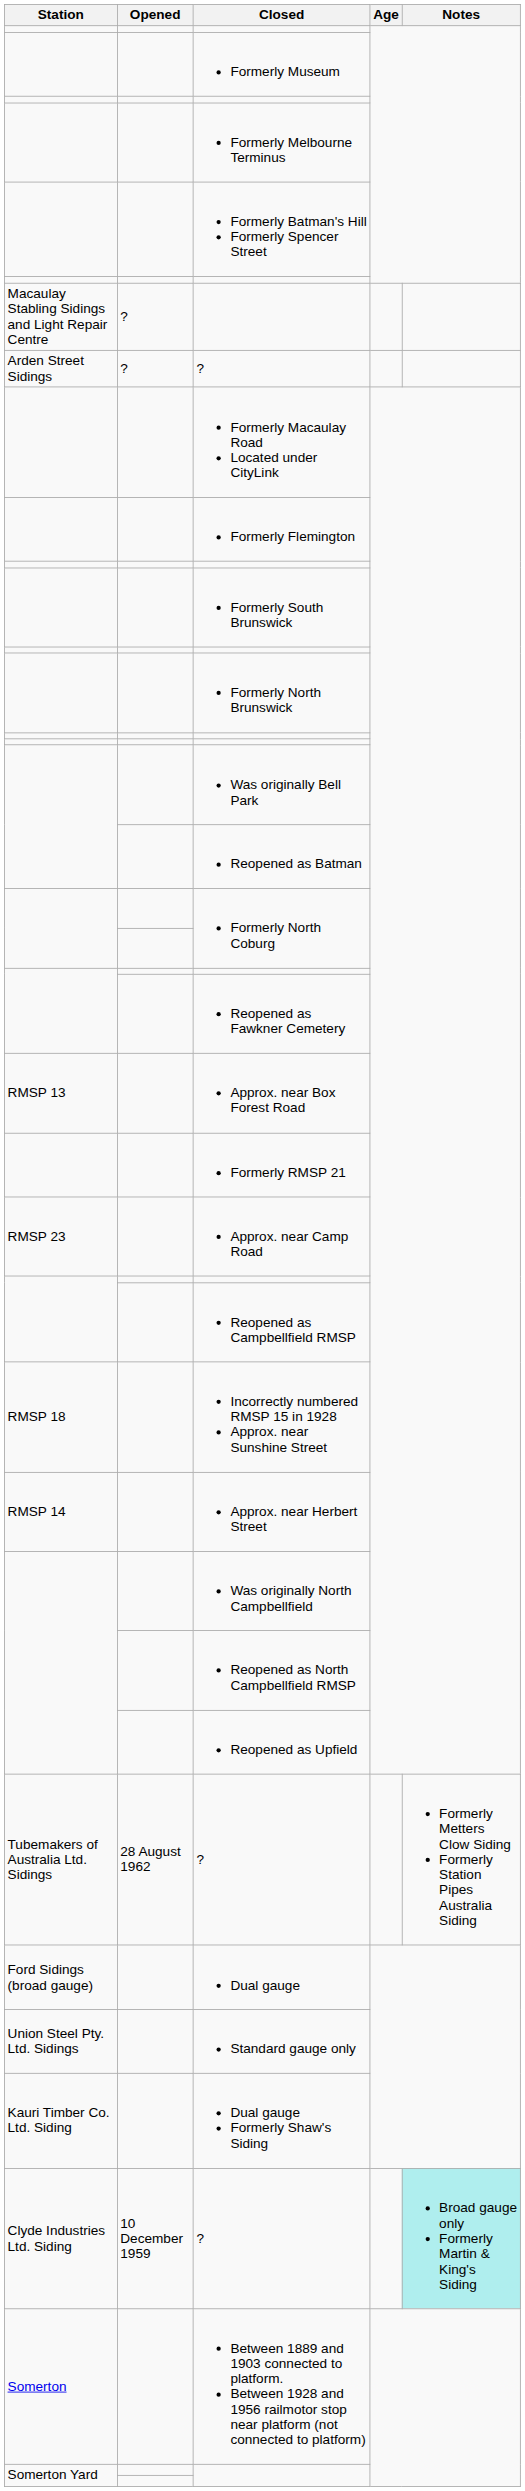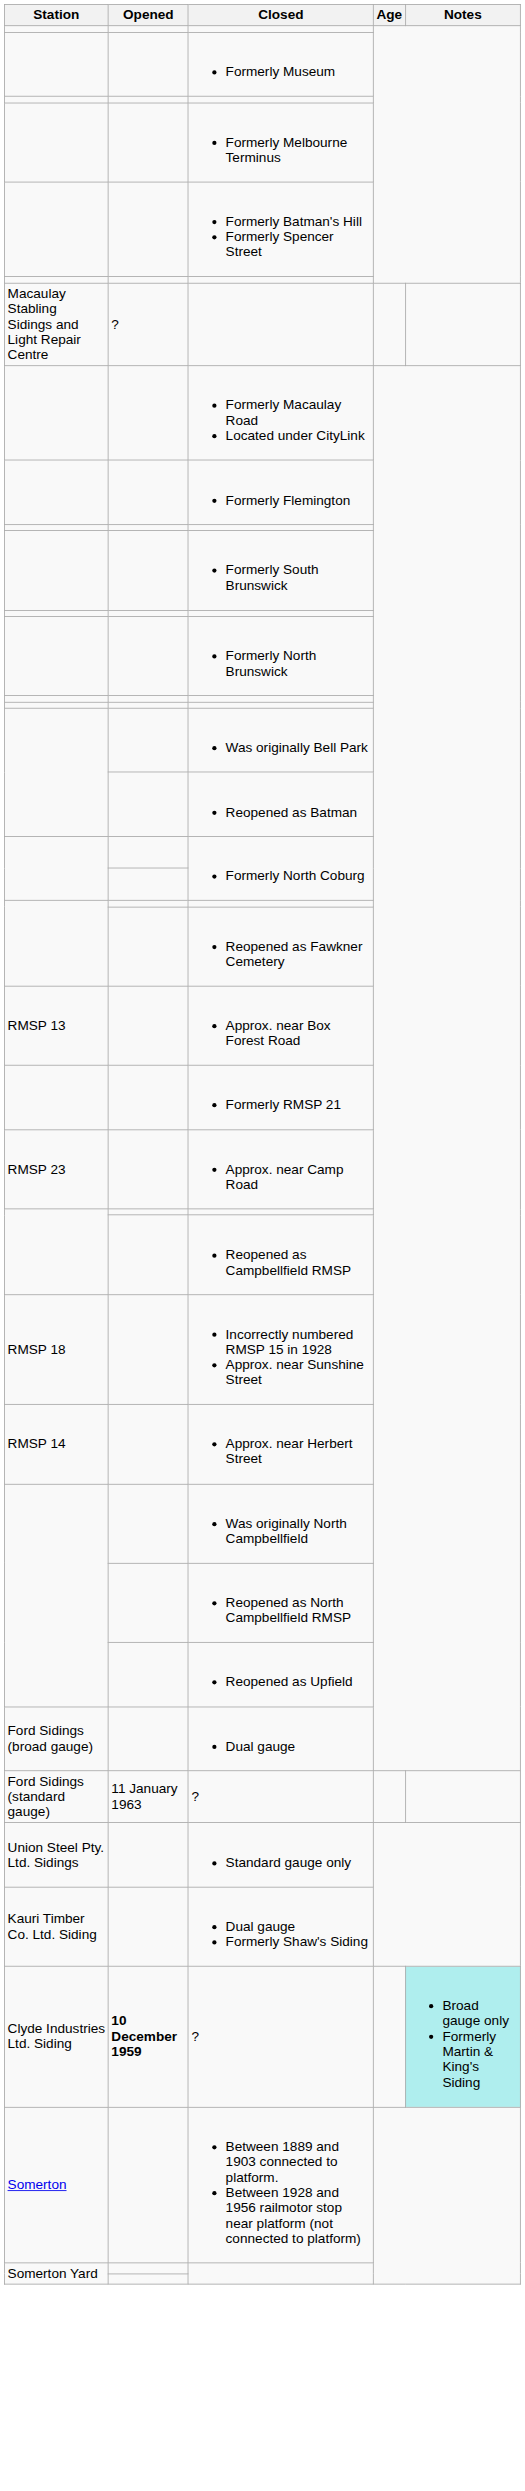- row: (46, 368)
- row: (53, 1859)
+ row: (46, 1796)
(152, 2238) normal -> (144, 2036) bold
